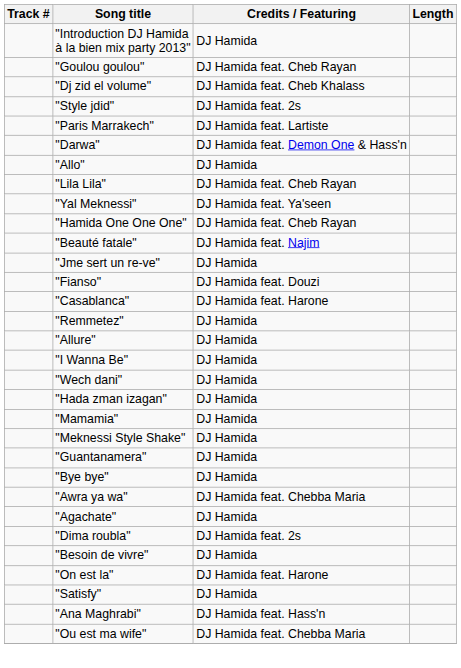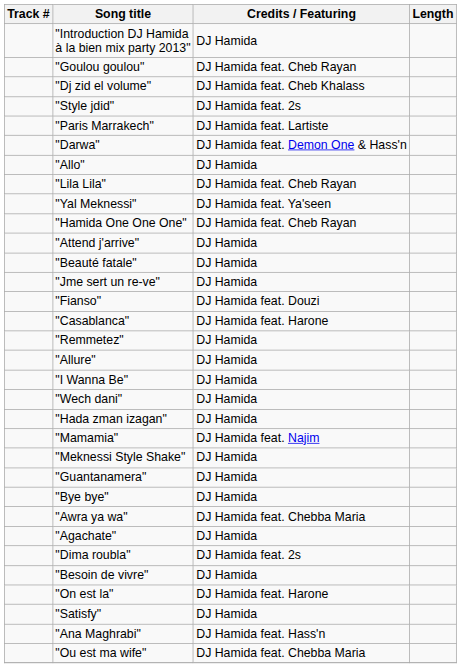+ row: (97, 243)
(258, 243) DJ Hamida feat. Najim -> (227, 262) DJ Hamida
(227, 418) DJ Hamida -> (258, 438) DJ Hamida feat. Najim
